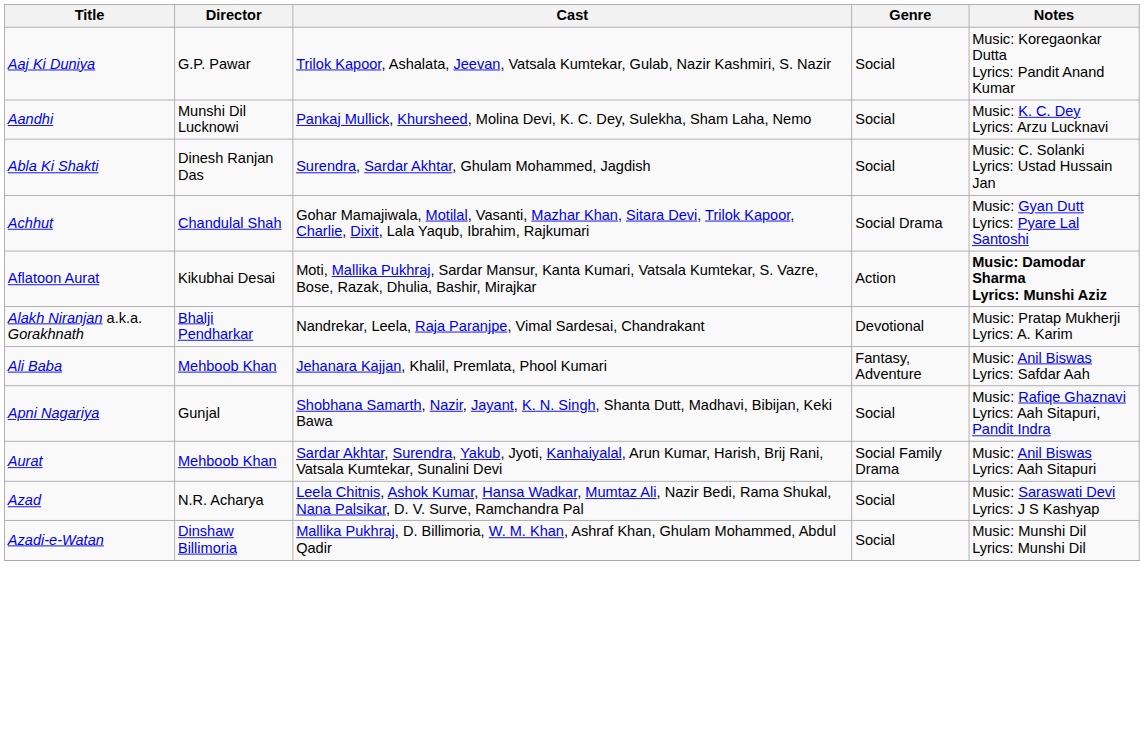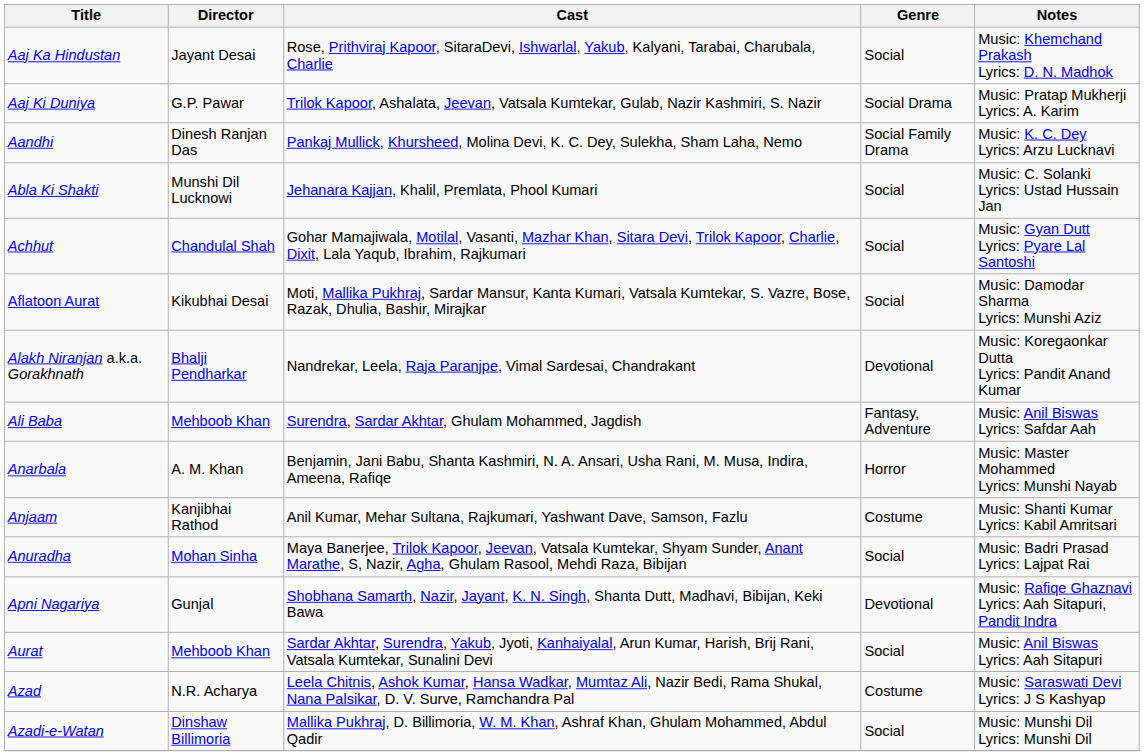+ row: (64, 55)
(875, 63) Social -> (908, 103) Social Drama
(1038, 63) Music: Koregaonkar Dutta Lyrics: Pandit Anand Kumar -> (1052, 103) Music: Pratap Mukherji Lyrics: A. Karim
(212, 119) Munshi Dil Lucknowi -> (219, 142) Dinesh Ranjan Das
(875, 119) Social -> (908, 142) Social Family Drama
(226, 167) Dinesh Ranjan Das -> (205, 190) Munshi Dil Lucknowi
(473, 167) Surendra, Sardar Akhtar, Ghulam Mohammed, Jagdish -> (442, 190) Jehanara Kajjan, Khalil, Premlata, Phool Kumari
(899, 223) Social Drama -> (884, 246) Social
(876, 278) Action -> (884, 302) Social
(1040, 278) bold -> (1040, 302) normal
(1046, 326) Music: Pratap Mukherji Lyrics: A. Karim -> (1044, 366) Music: Koregaonkar Dutta Lyrics: Pandit Anand Kumar
(452, 366) Jehanara Kajjan, Khalil, Premlata, Phool Kumari -> (464, 421) Surendra, Sardar Akhtar, Ghulam Mohammed, Jagdish
+ row: (37, 469)
+ row: (32, 517)
+ row: (39, 556)
(875, 413) Social -> (899, 604) Devotional
(899, 461) Social Family Drama -> (884, 652) Social
(875, 500) Social -> (894, 691) Costume
